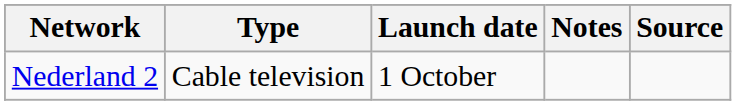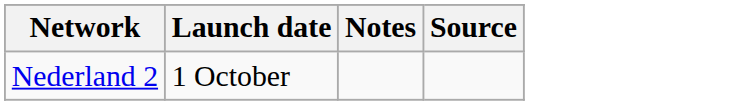- column: (268, 28)
